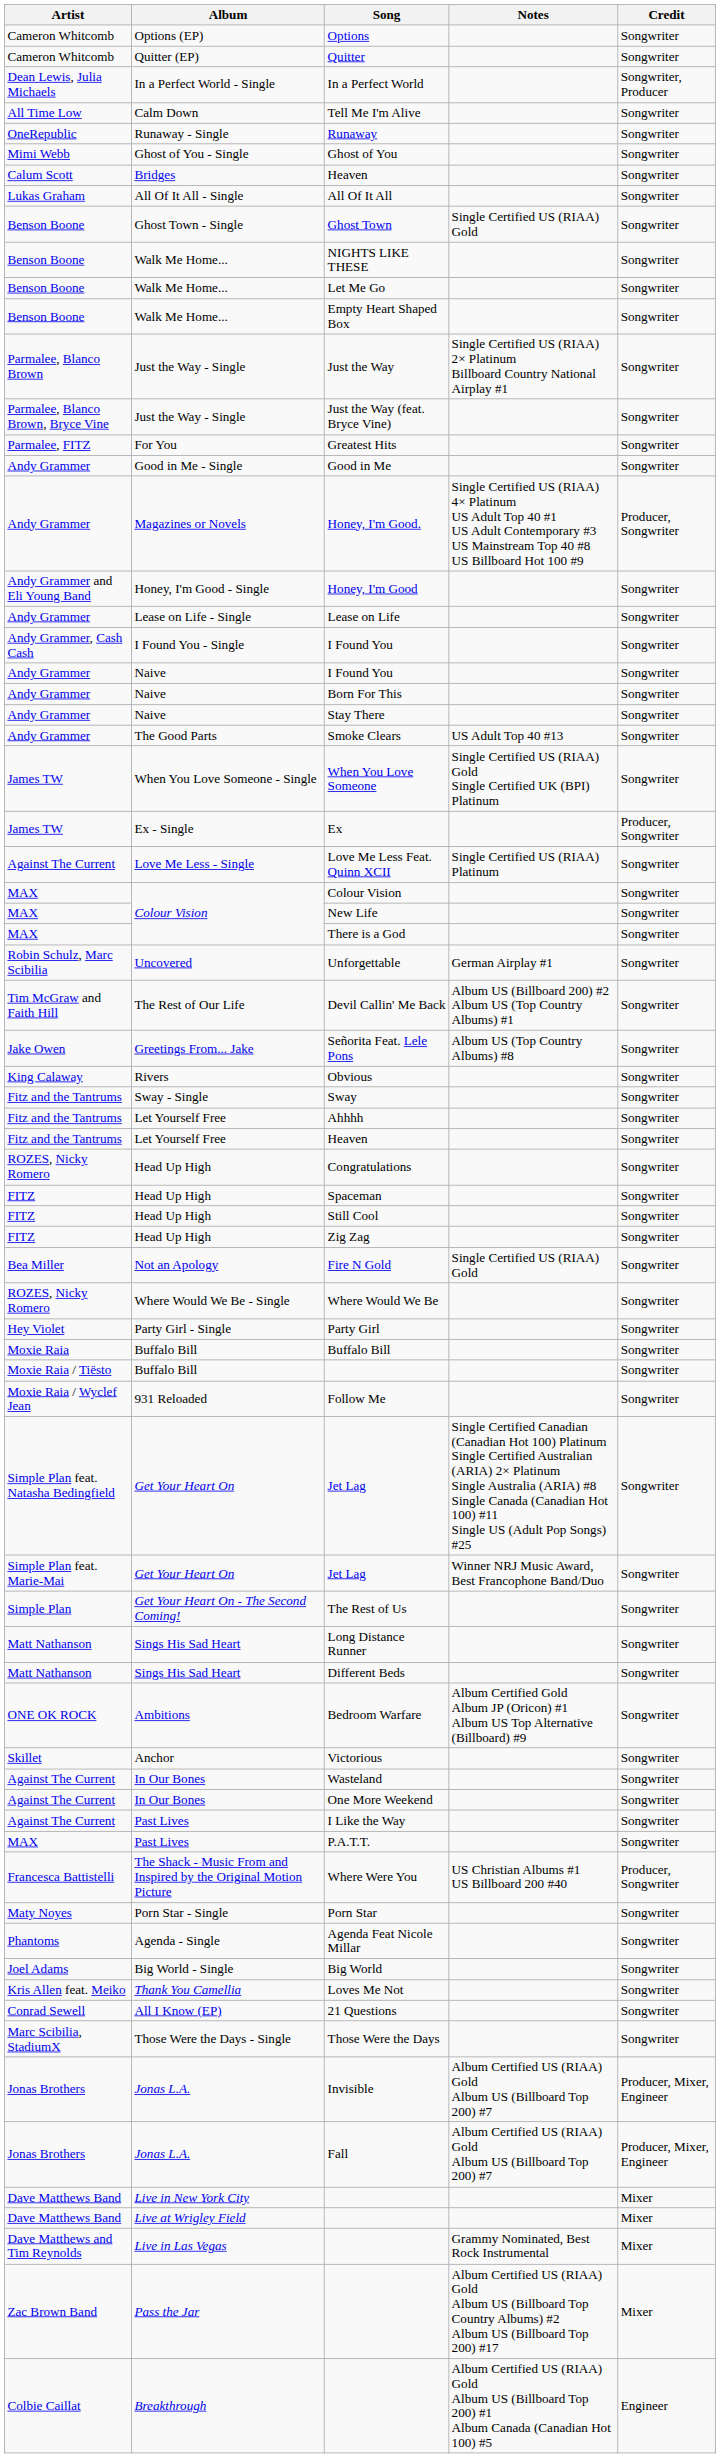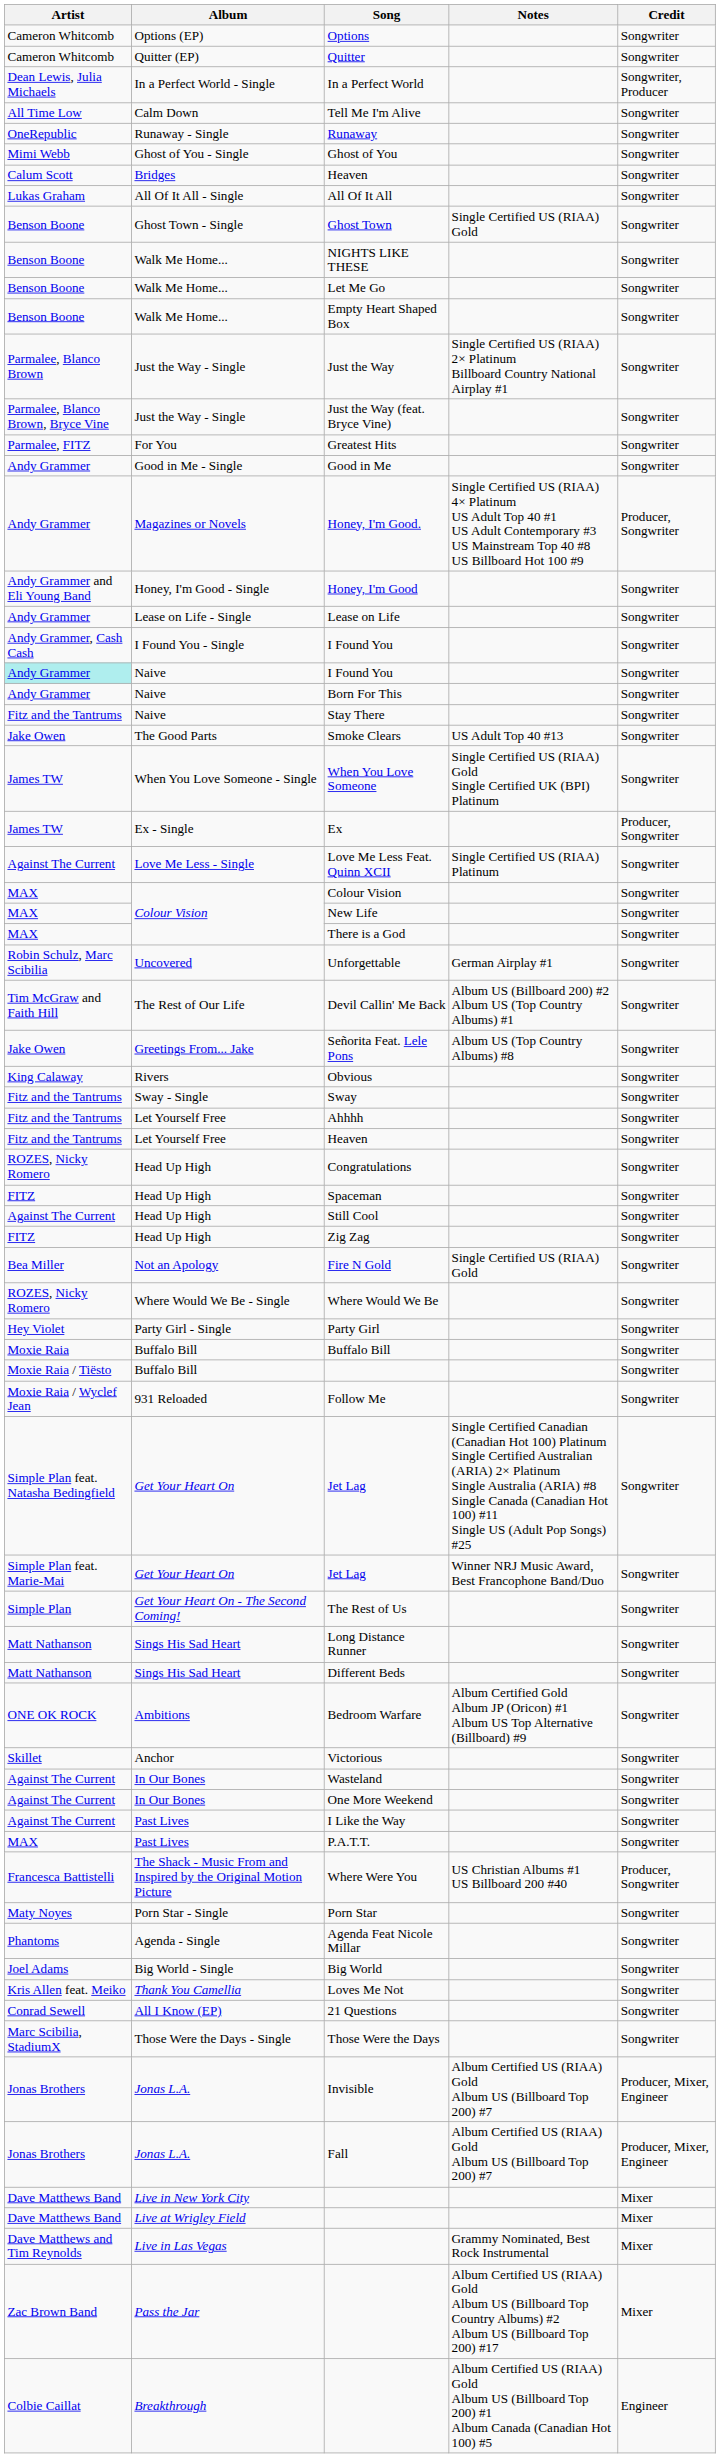(49, 673) no background -> (49, 673) paleturquoise background
(49, 714) Andy Grammer -> (65, 714) Fitz and the Tantrums
(49, 735) Andy Grammer -> (36, 735) Jake Owen
(21, 1216) FITZ -> (61, 1216) Against The Current
